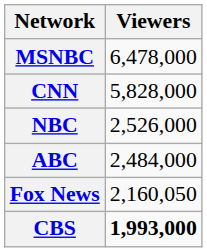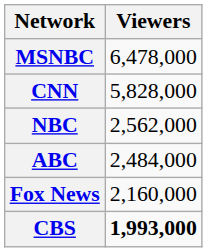(153, 125) 2,526,000 -> (153, 125) 2,562,000
(153, 194) 2,160,050 -> (153, 194) 2,160,000
